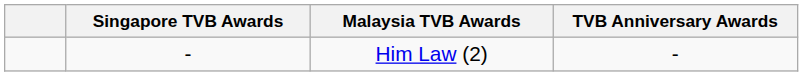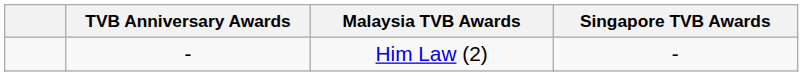columns swapped: (675, 22) <-> (188, 22)
